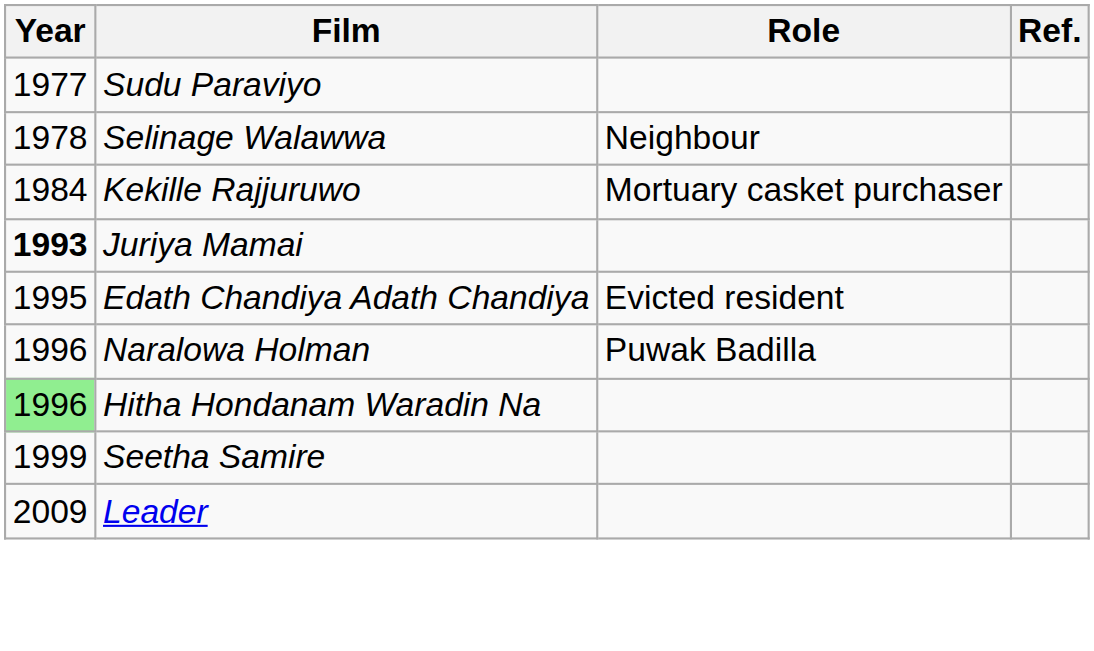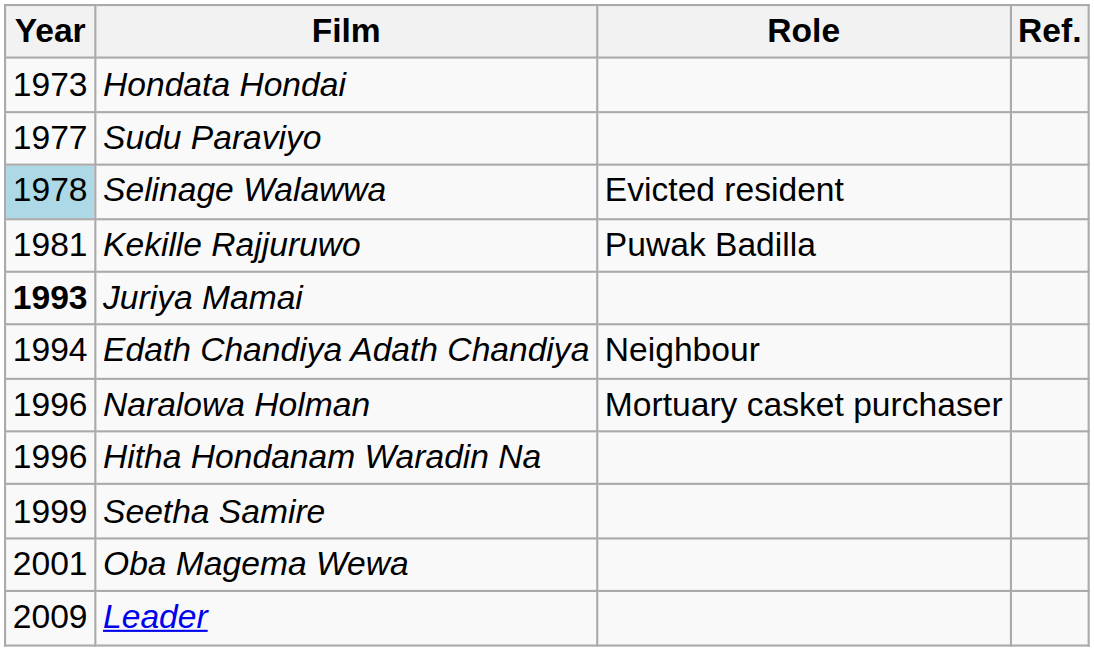+ row: (224, 84)
(50, 137) no background -> (50, 191) lightblue background
(682, 137) Neighbour -> (724, 191) Evicted resident
(50, 191) 1984 -> (50, 244) 1981
(804, 191) Mortuary casket purchaser -> (710, 244) Puwak Badilla
(50, 297) 1995 -> (50, 350) 1994
(724, 297) Evicted resident -> (682, 350) Neighbour
(710, 350) Puwak Badilla -> (804, 404) Mortuary casket purchaser
(50, 404) lightgreen background -> (50, 457) no background
+ row: (256, 564)
